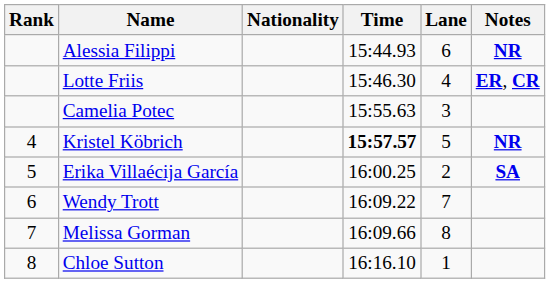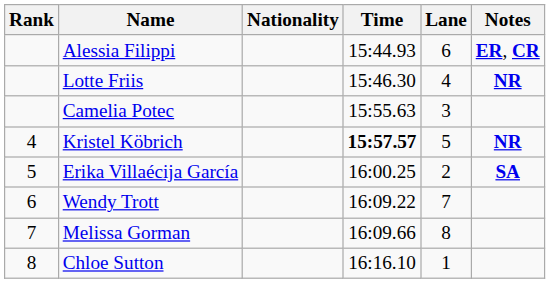(508, 50) NR -> (508, 50) ER, CR
(508, 80) ER, CR -> (508, 80) NR
